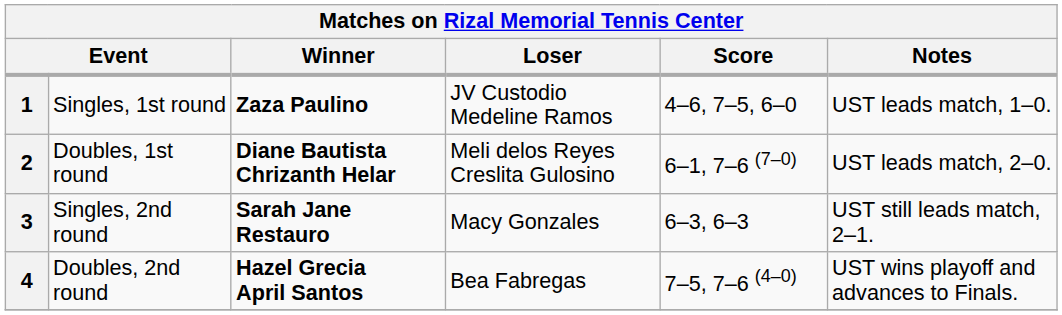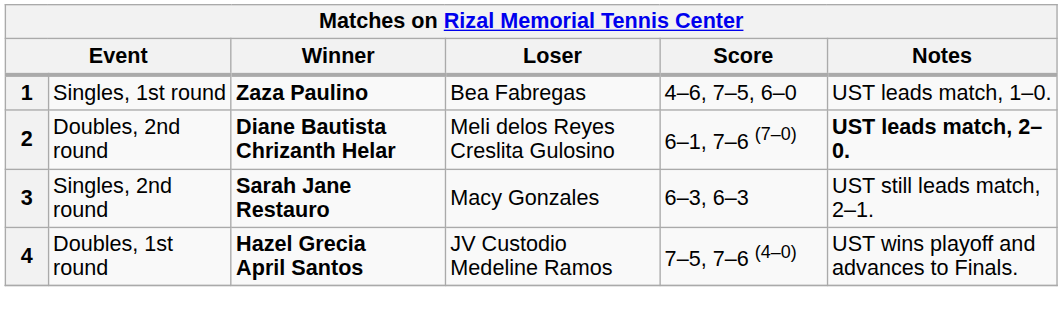(531, 104) JV Custodio Medeline Ramos -> (518, 92) Bea Fabregas
(113, 163) Doubles, 1st round -> (117, 139) Doubles, 2nd round
(942, 163) normal -> (937, 139) bold
(117, 280) Doubles, 2nd round -> (113, 256) Doubles, 1st round
(518, 280) Bea Fabregas -> (531, 256) JV Custodio Medeline Ramos
